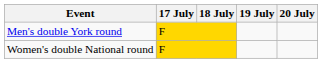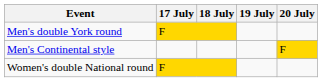+ row: (61, 49)
